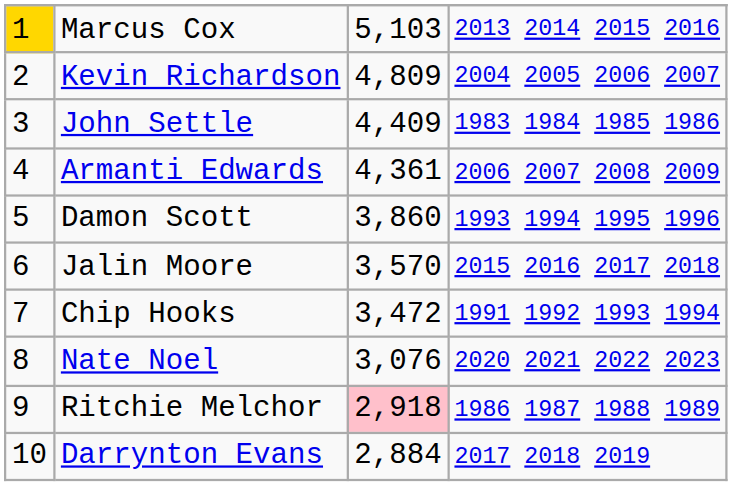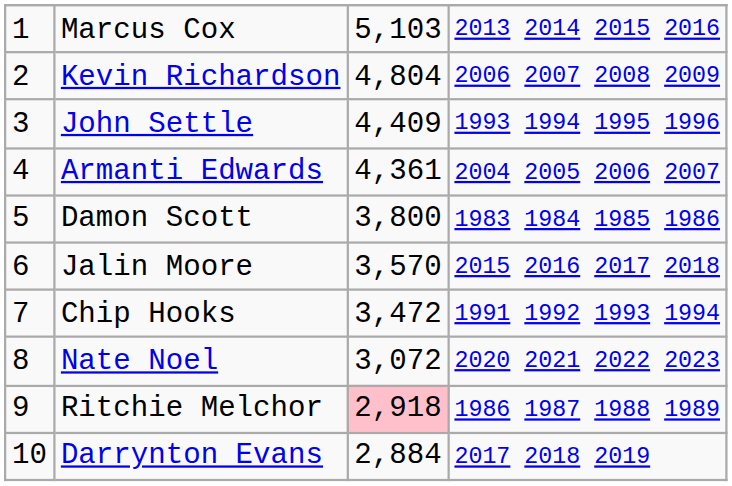(21, 29) gold background -> (21, 29) no background
(398, 76) 4,809 -> (398, 76) 4,804
(587, 76) 2004 2005 2006 2007 -> (587, 76) 2006 2007 2008 2009
(587, 124) 1983 1984 1985 1986 -> (587, 124) 1993 1994 1995 1996
(587, 171) 2006 2007 2008 2009 -> (587, 171) 2004 2005 2006 2007
(398, 219) 3,860 -> (398, 219) 3,800
(587, 219) 1993 1994 1995 1996 -> (587, 219) 1983 1984 1985 1986
(398, 361) 3,076 -> (398, 361) 3,072
